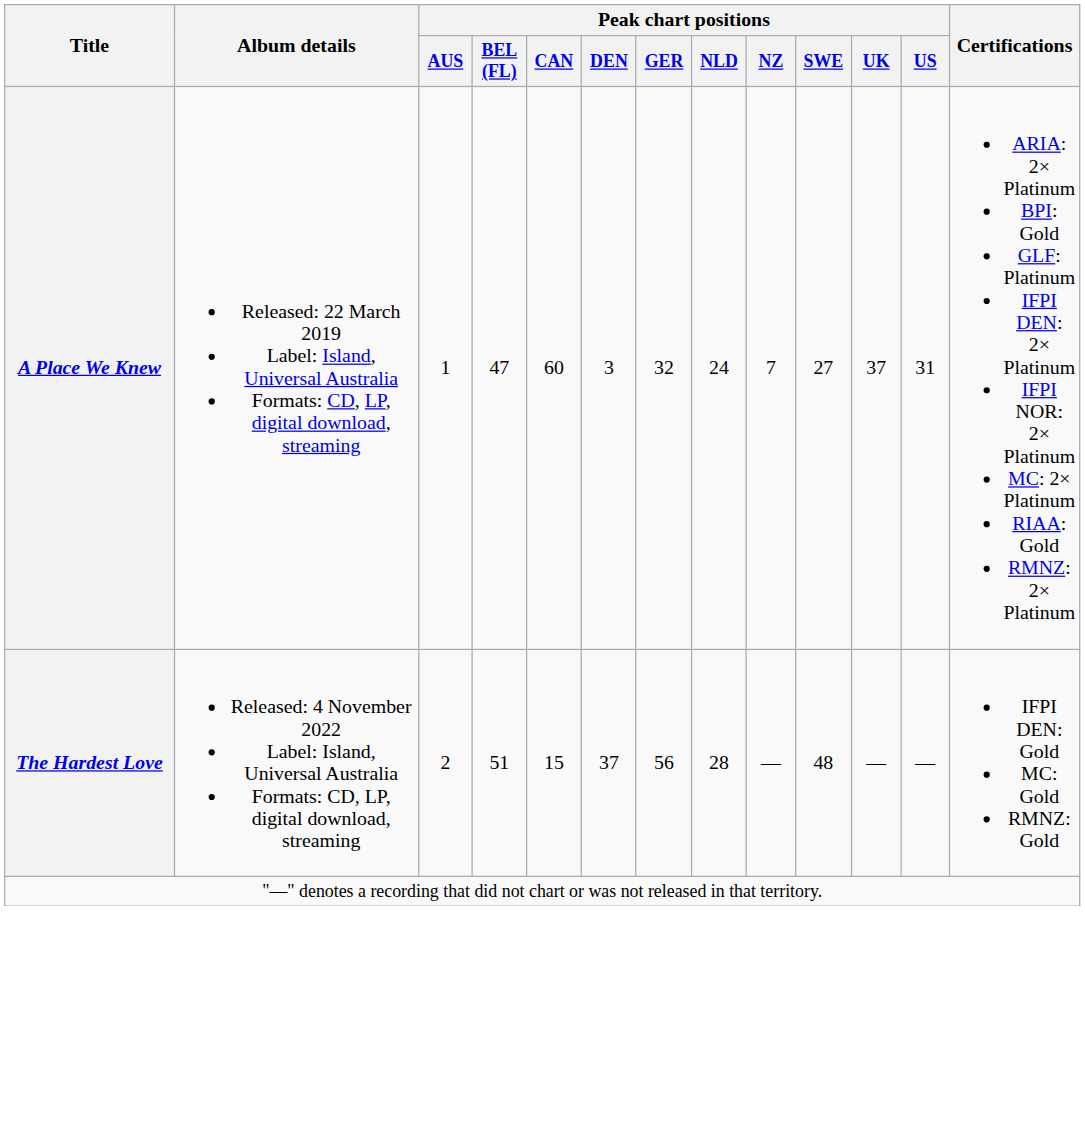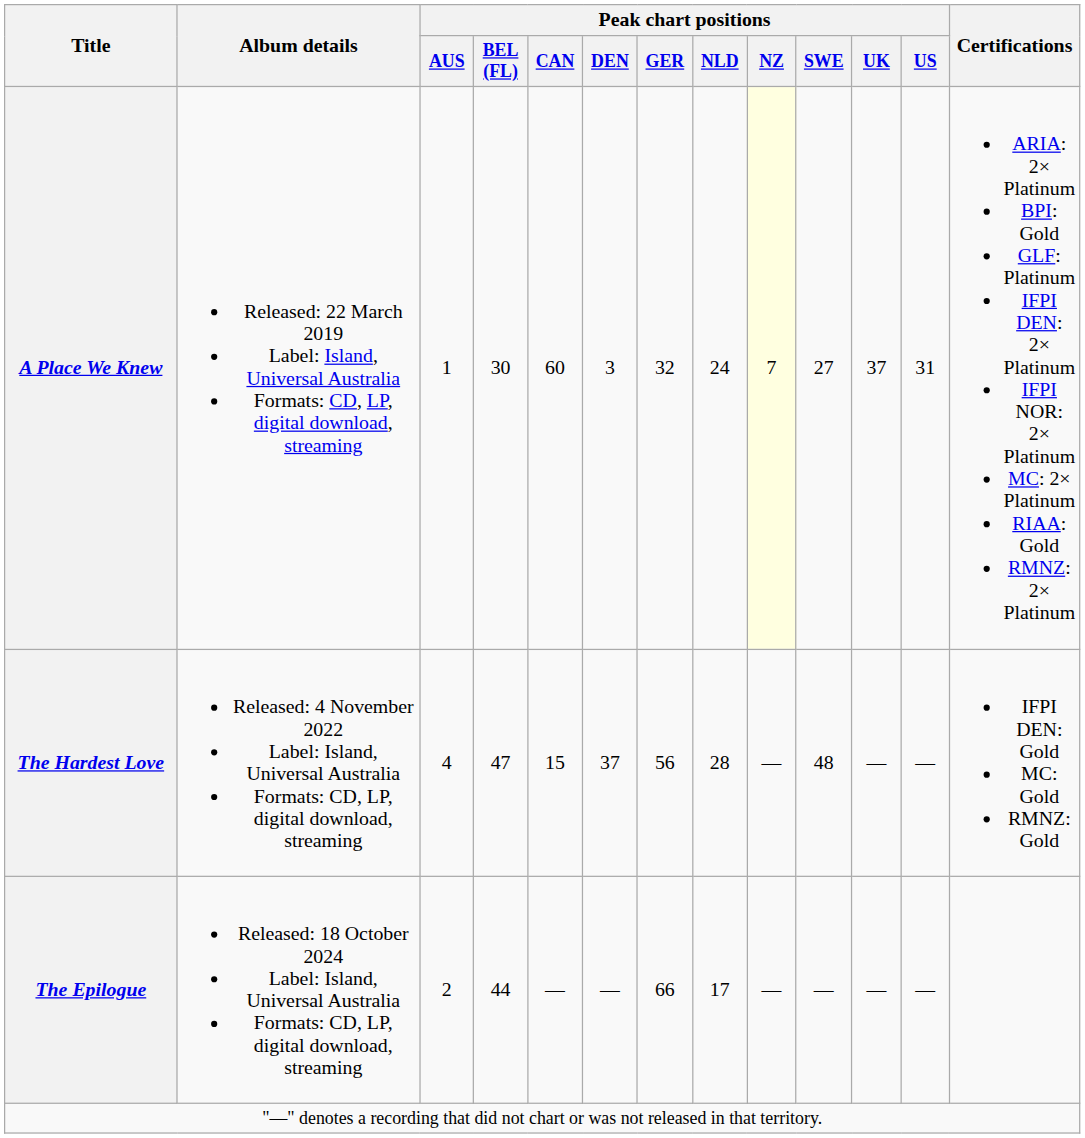(499, 367) 47 -> (501, 367) 30
(771, 367) no background -> (772, 367) lightyellow background
(445, 762) 2 -> (447, 762) 4
(499, 762) 51 -> (501, 762) 47
+ row: (91, 989)
